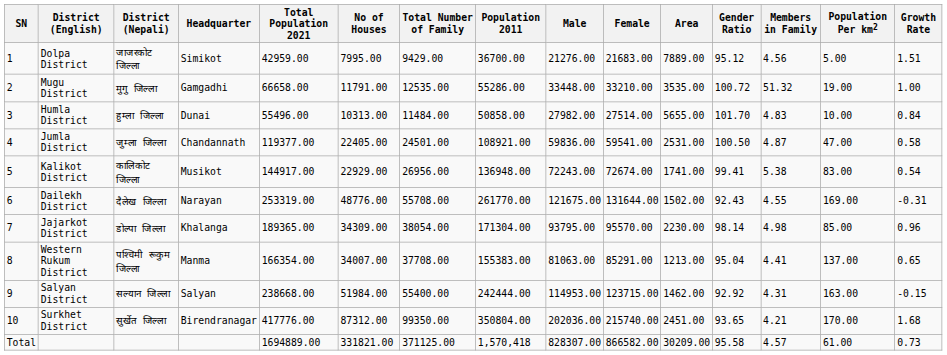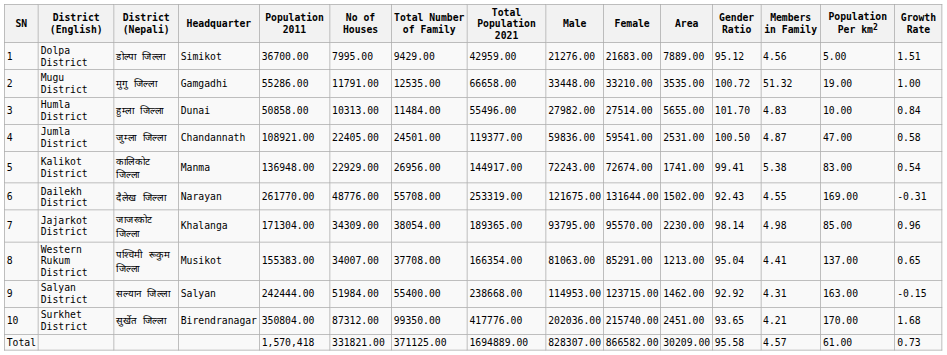columns swapped: (511, 24) <-> (299, 24)
(134, 59) जाजरकोट जिल्ला -> (141, 57) डोल्पा जिल्ला
(201, 172) Musikot -> (195, 167) Manma
(141, 229) डोल्पा जिल्ला -> (134, 226) जाजरकोट जिल्ला
(195, 261) Manma -> (201, 261) Musikot
